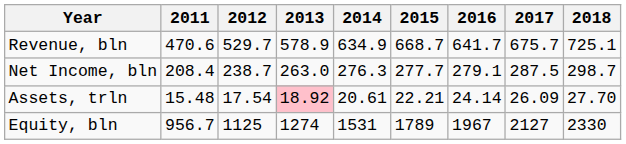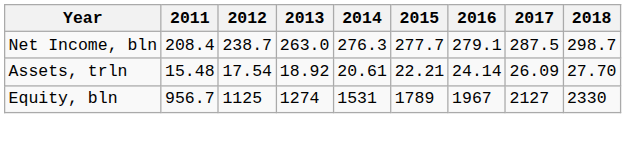- row: (68, 45)
(305, 99) pink background -> (305, 72) no background
